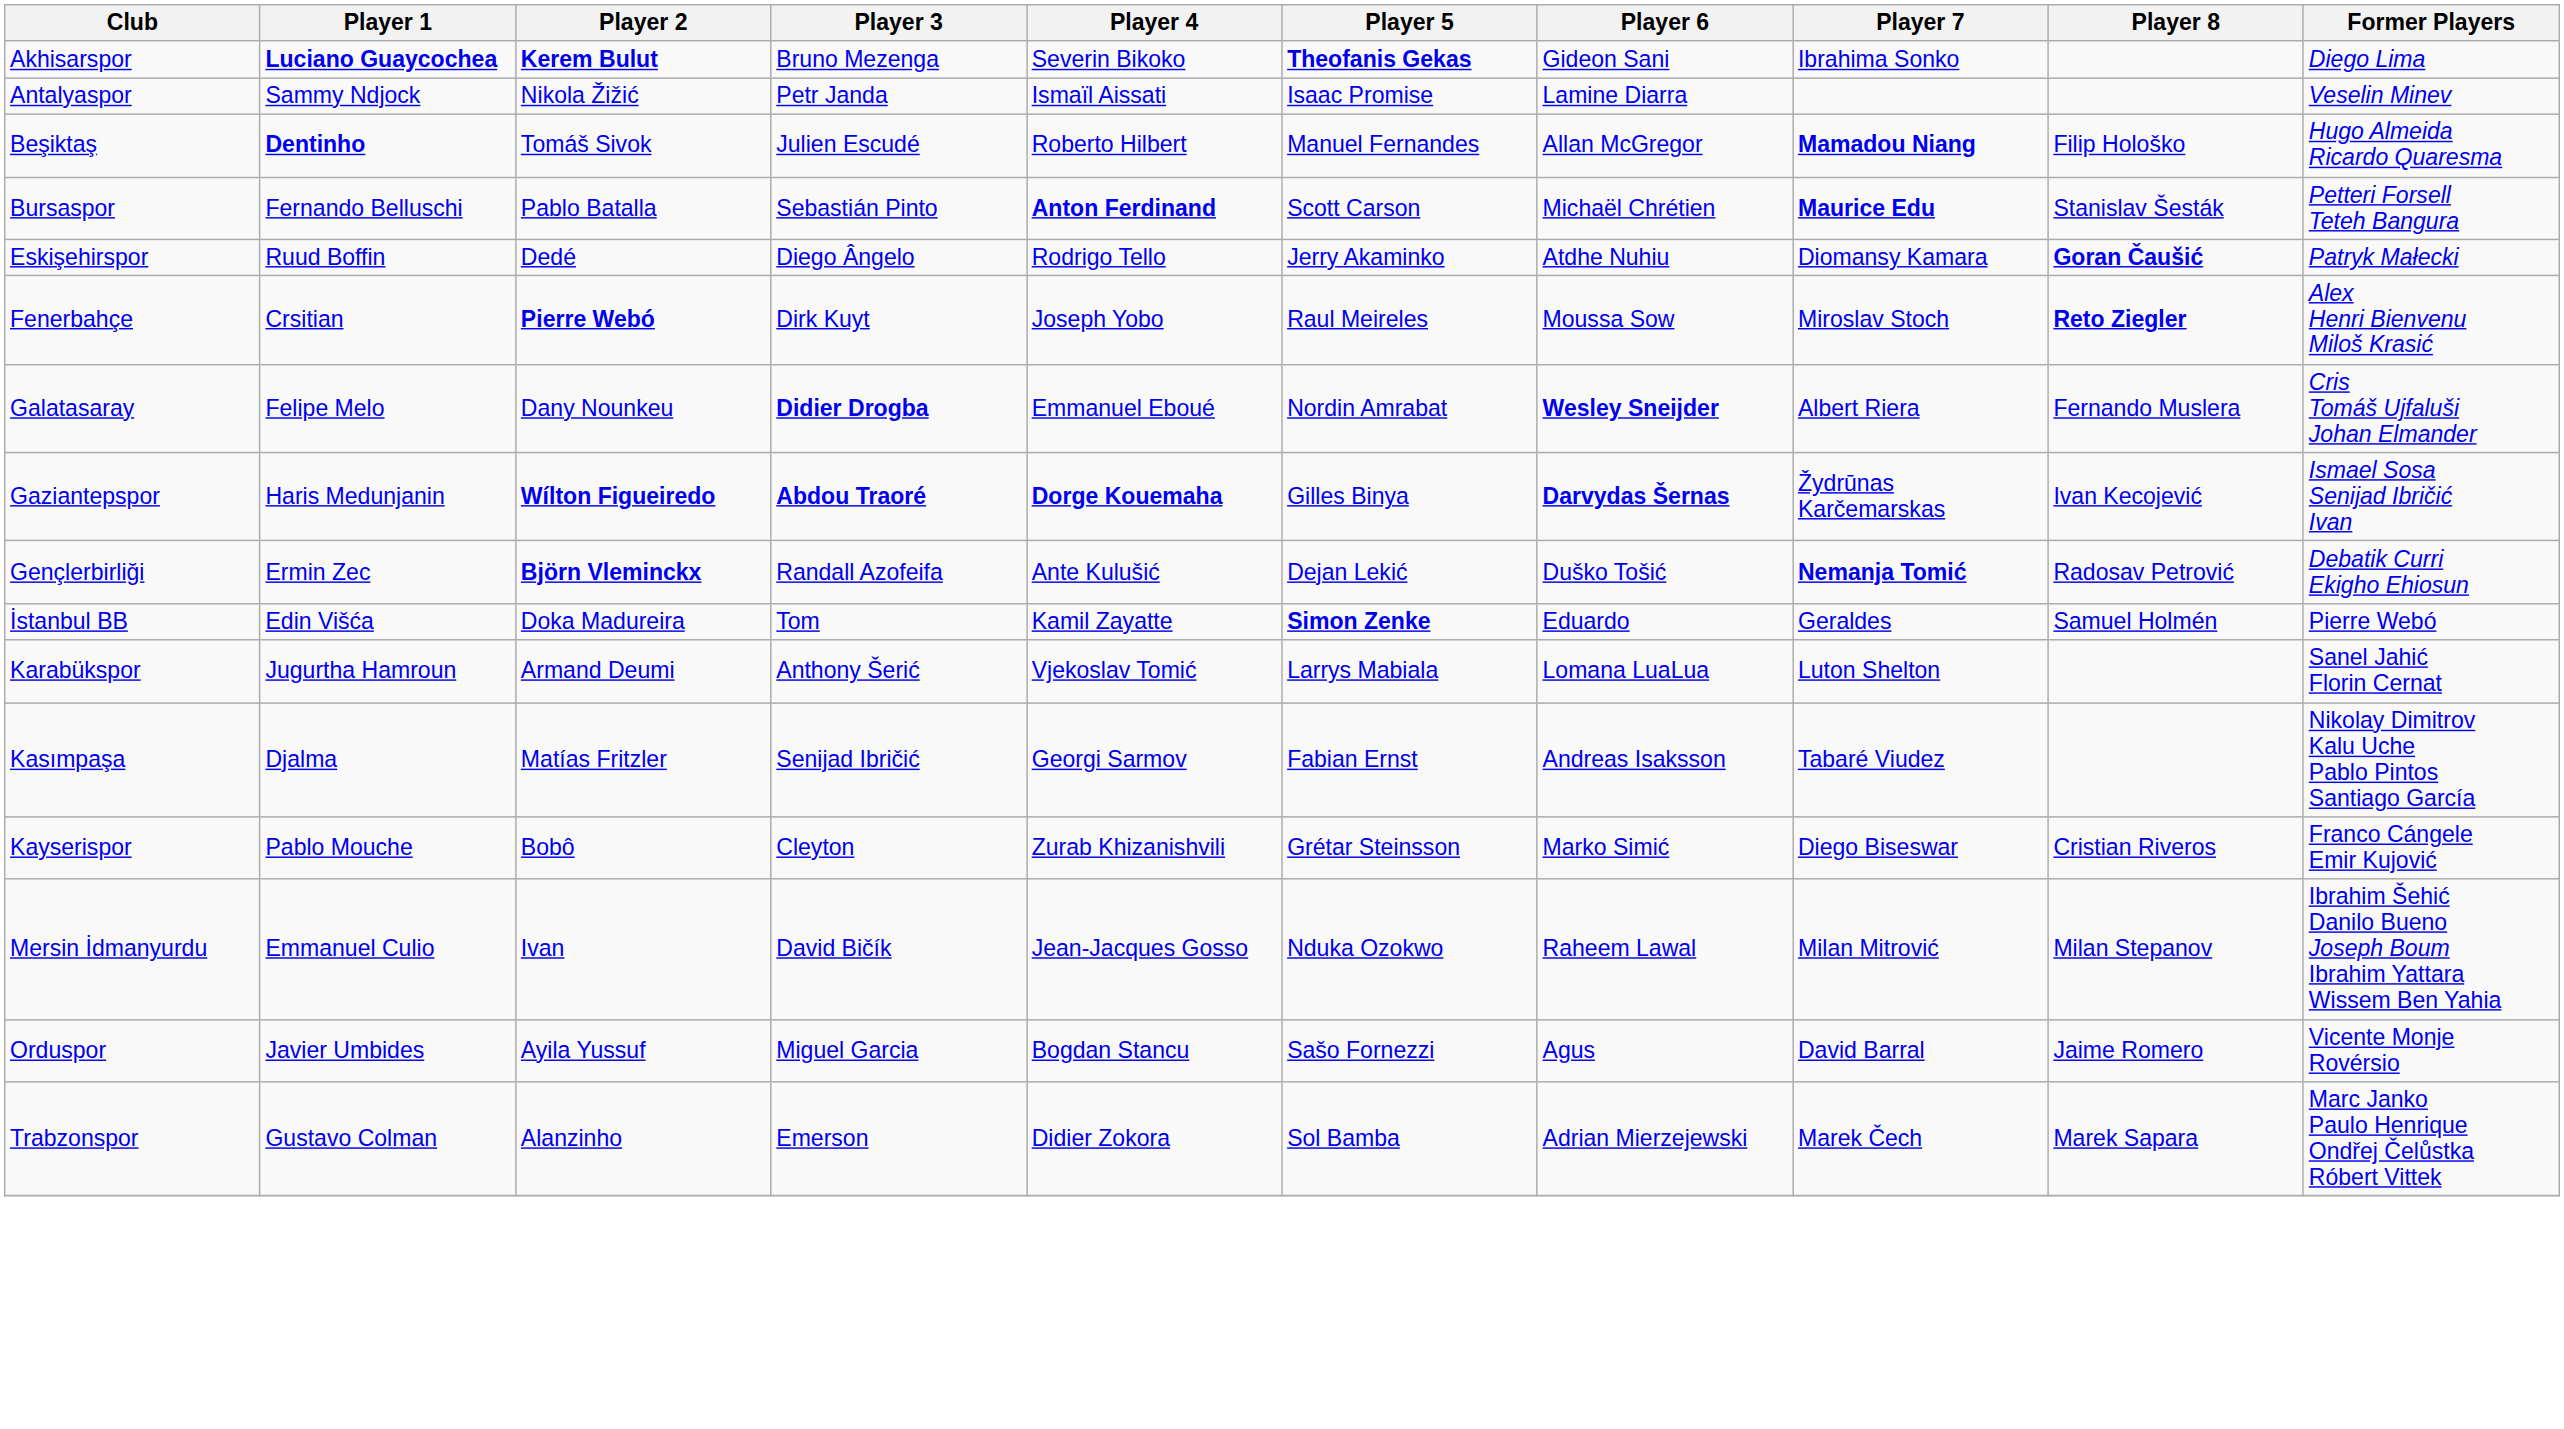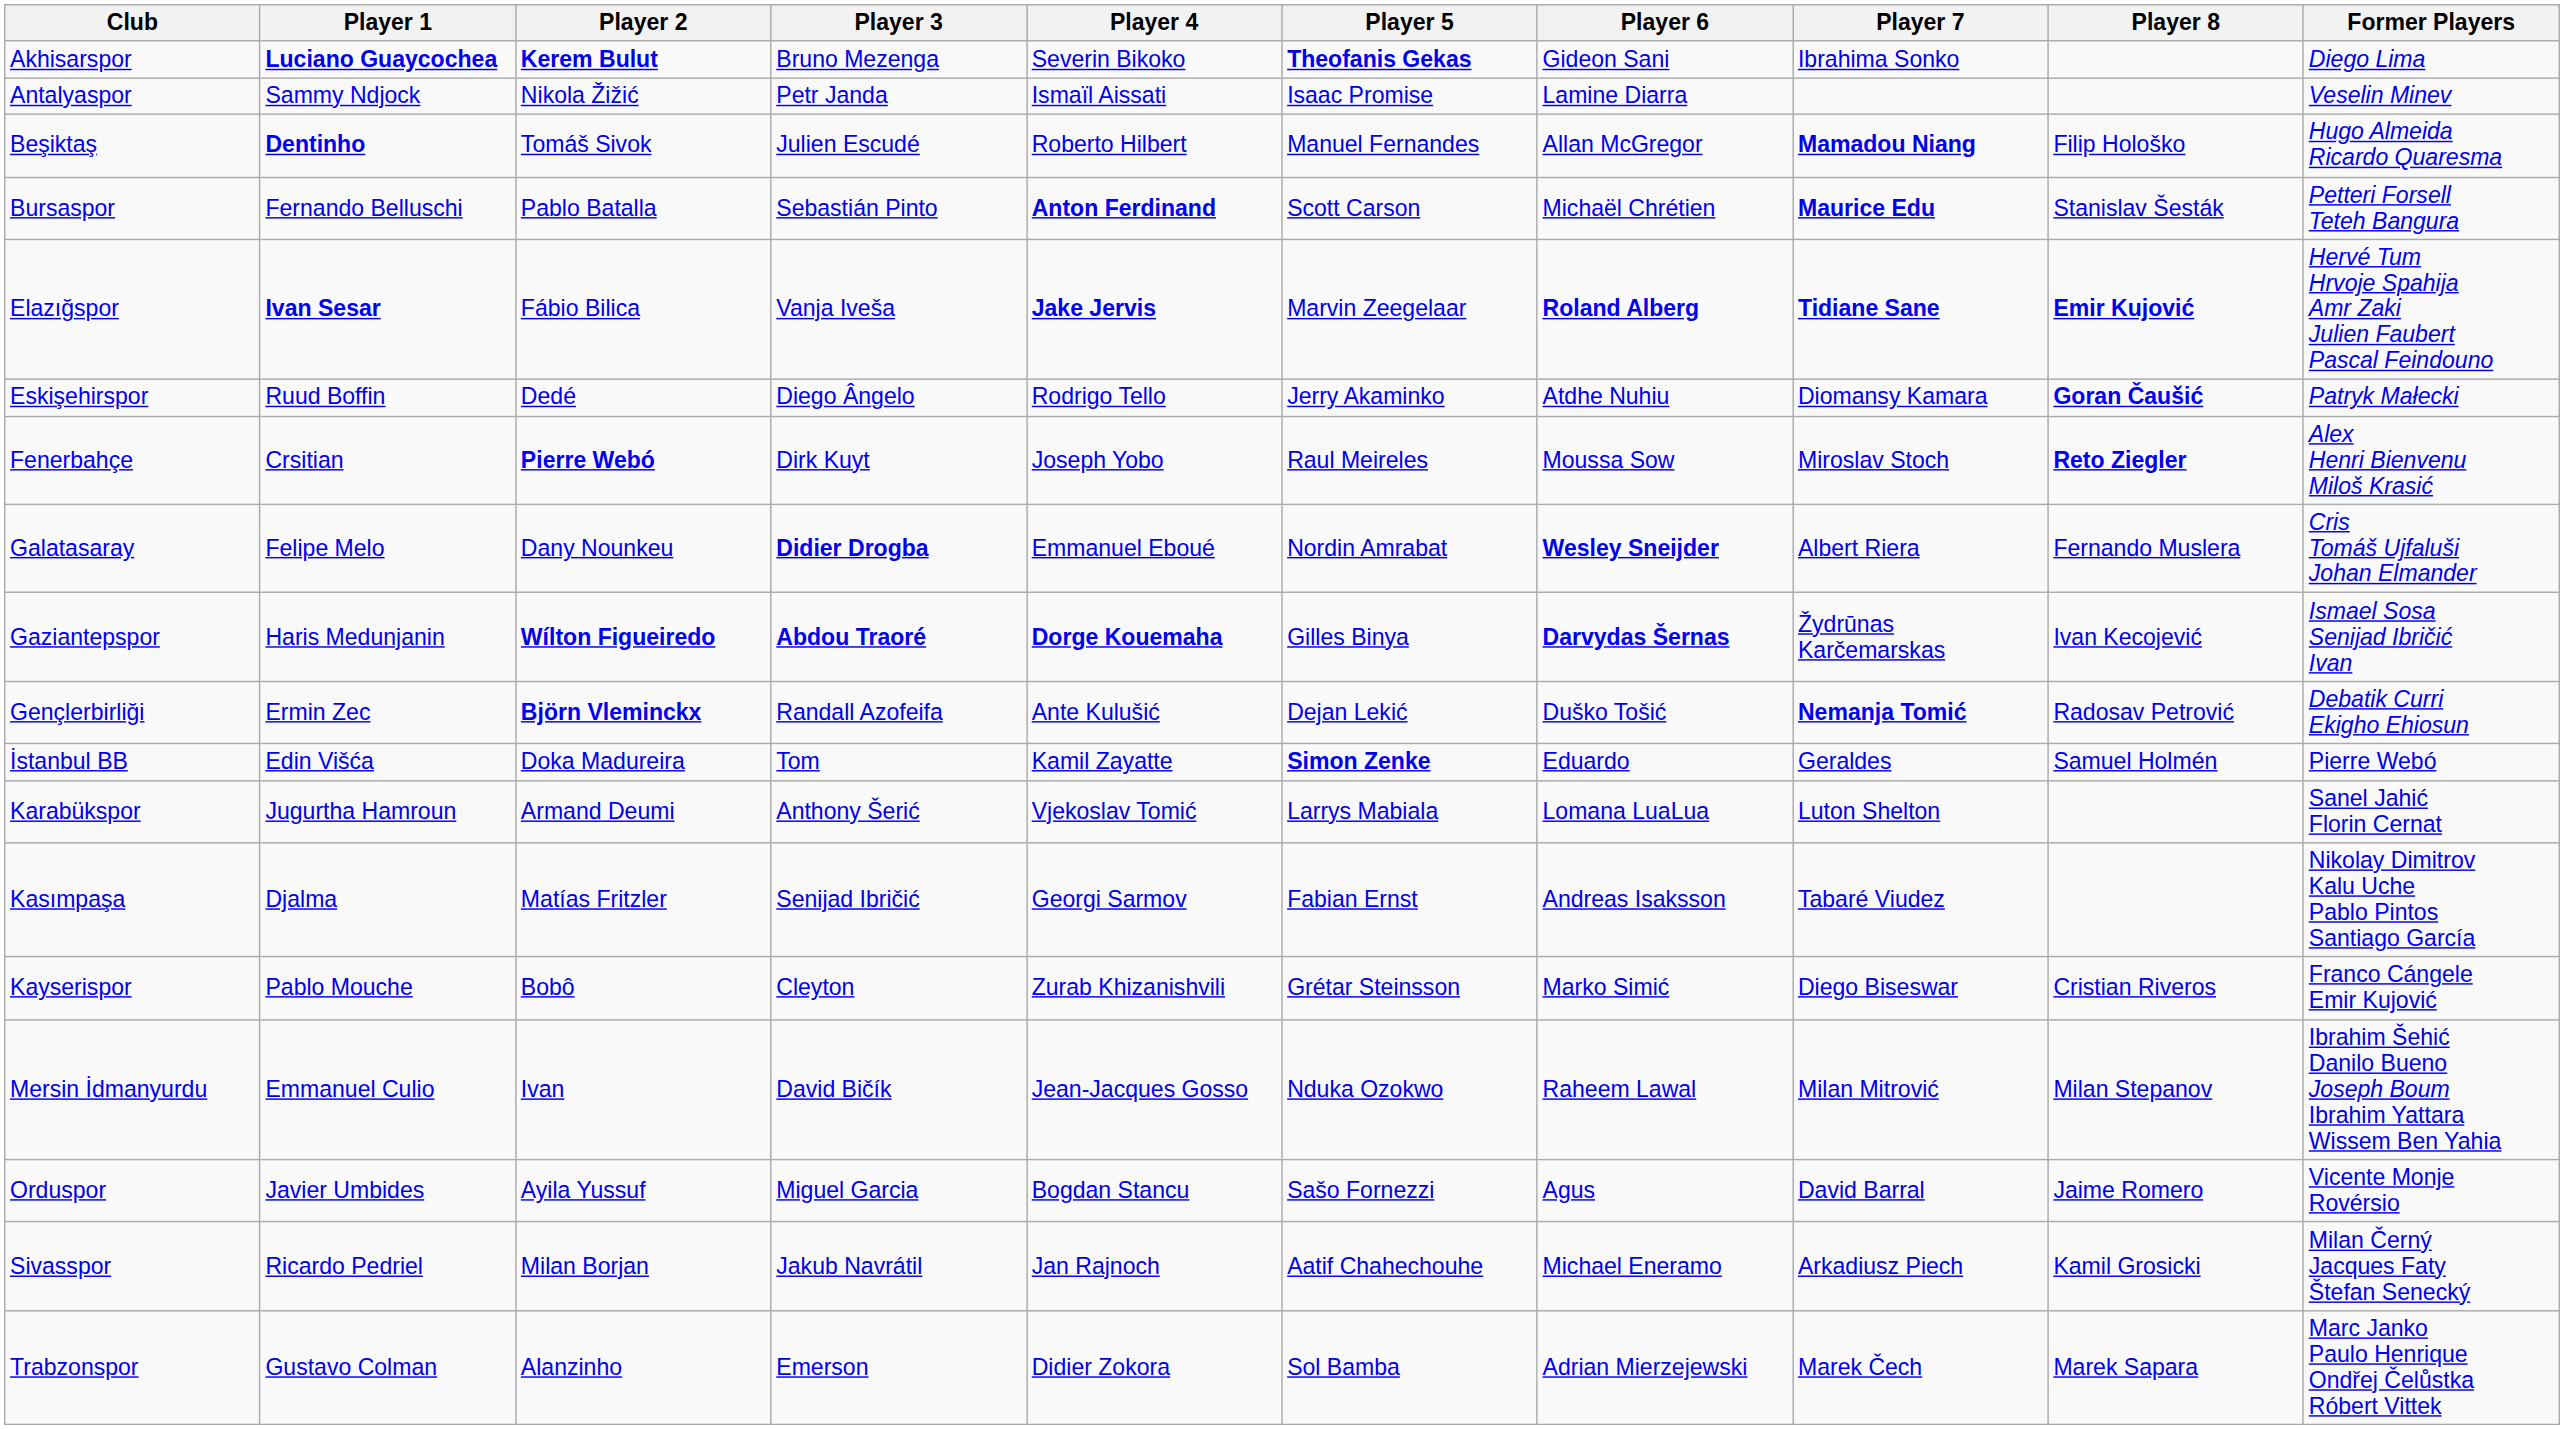+ row: (64, 309)
+ row: (61, 1266)
